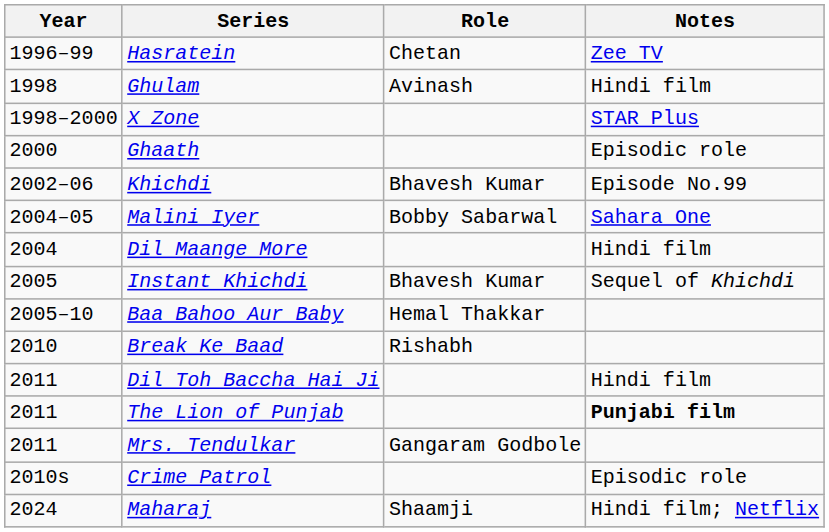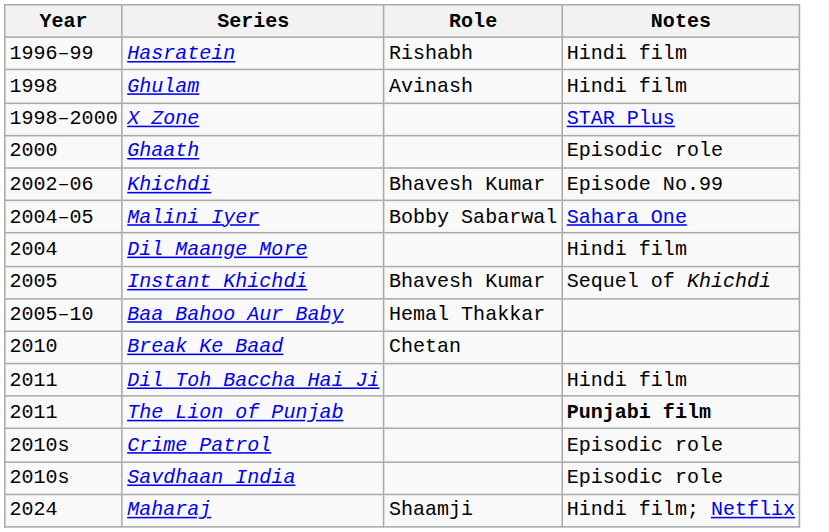(425, 54) Chetan -> (431, 54) Rishabh
(627, 54) Zee TV -> (627, 54) Hindi film
(431, 347) Rishabh -> (425, 347) Chetan
- row: (211, 445)
+ row: (211, 478)
